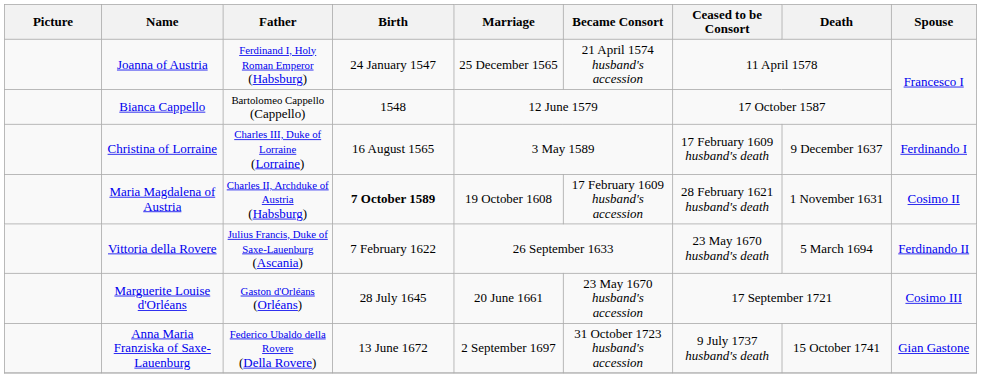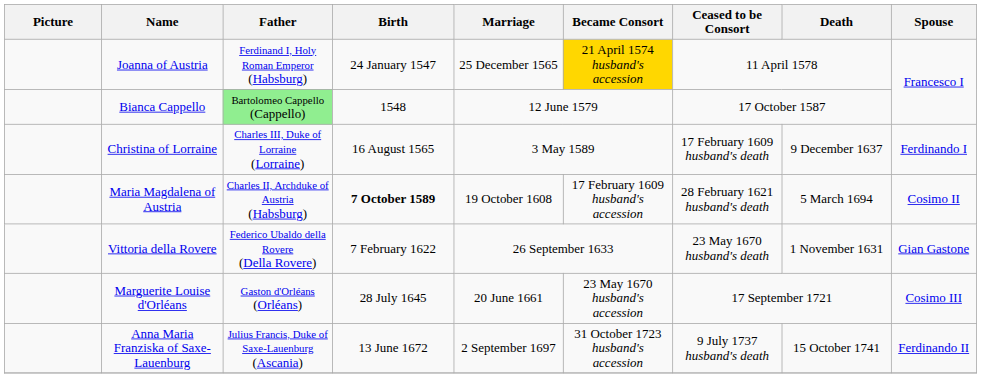(618, 64) no background -> (618, 64) gold background
(278, 107) no background -> (278, 107) lightgreen background
(836, 199) 1 November 1631 -> (836, 199) 5 March 1694
(278, 249) Julius Francis, Duke of Saxe-Lauenburg (Ascania) -> (278, 249) Federico Ubaldo della Rovere (Della Rovere)
(836, 248) 5 March 1694 -> (836, 248) 1 November 1631
(934, 248) Ferdinando II -> (934, 248) Gian Gastone
(278, 349) Federico Ubaldo della Rovere (Della Rovere) -> (278, 349) Julius Francis, Duke of Saxe-Lauenburg (Ascania)
(934, 348) Gian Gastone -> (934, 348) Ferdinando II
